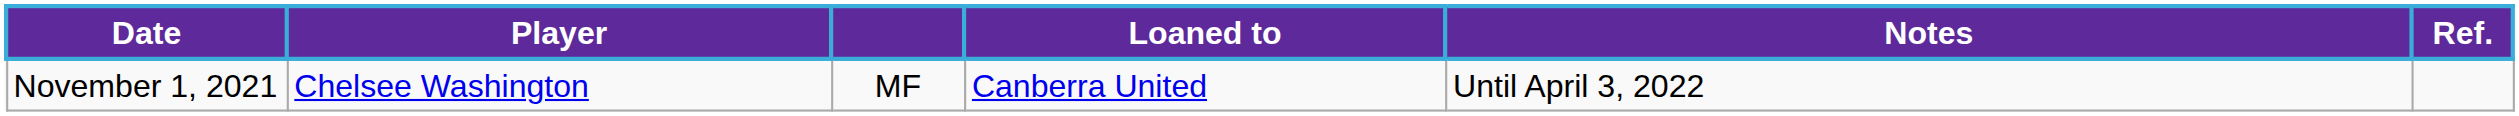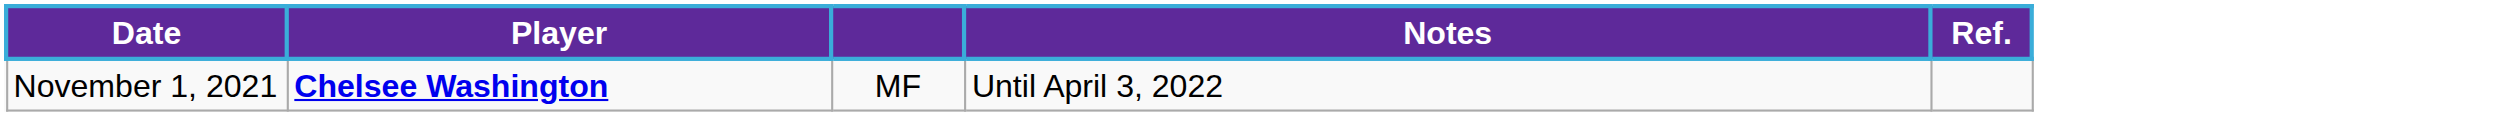- column: (1205, 33)
(442, 86) normal -> (451, 86) bold
